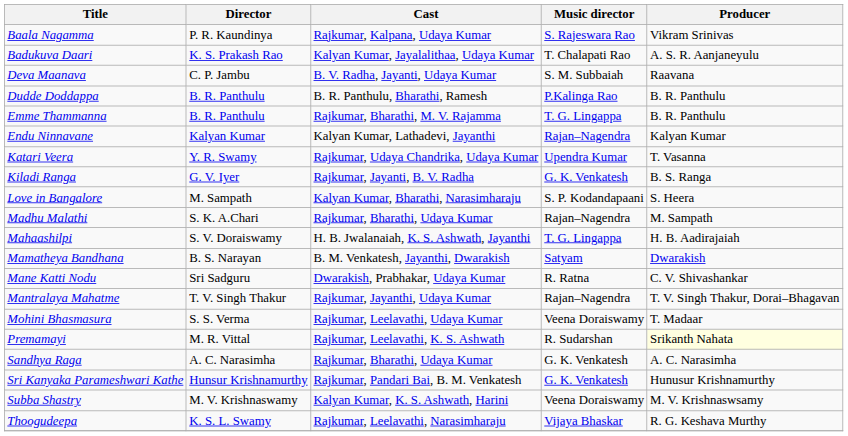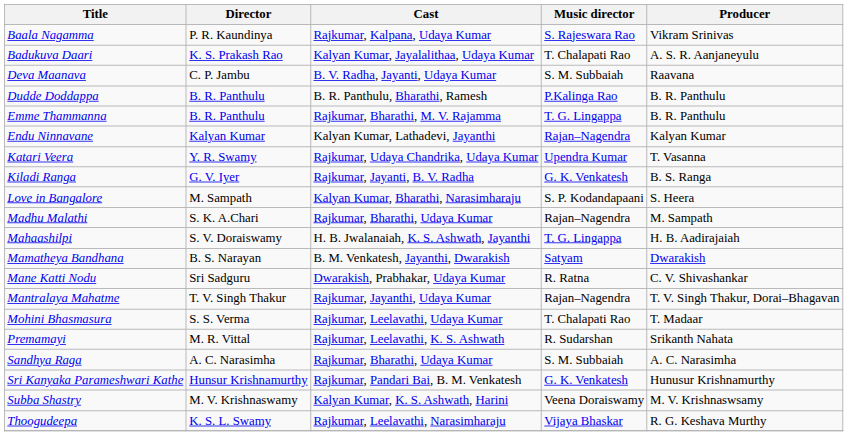(594, 319) Veena Doraiswamy -> (587, 319) T. Chalapati Rao
(691, 339) lightyellow background -> (691, 339) no background
(586, 359) G. K. Venkatesh -> (584, 359) S. M. Subbaiah
